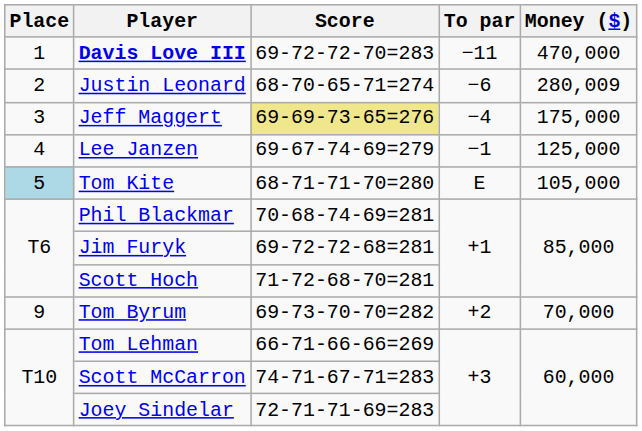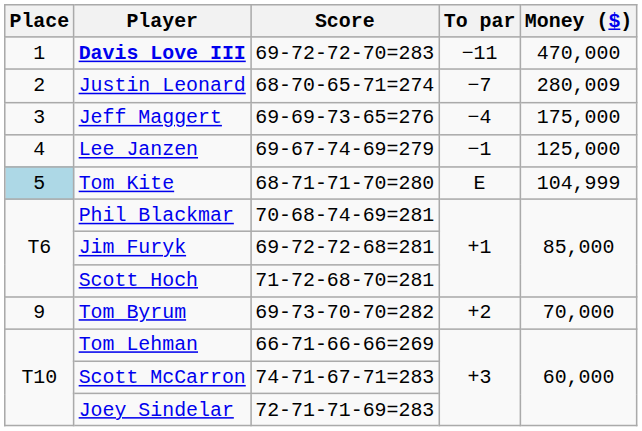(480, 86) −6 -> (480, 86) −7
(345, 118) khaki background -> (345, 118) no background
(579, 183) 105,000 -> (579, 183) 104,999
